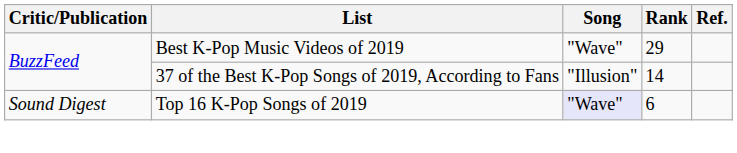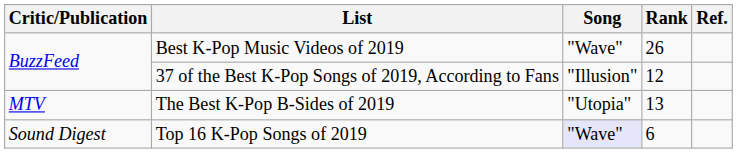(655, 47) 29 -> (655, 47) 26
(655, 76) 14 -> (655, 76) 12
+ row: (275, 104)
